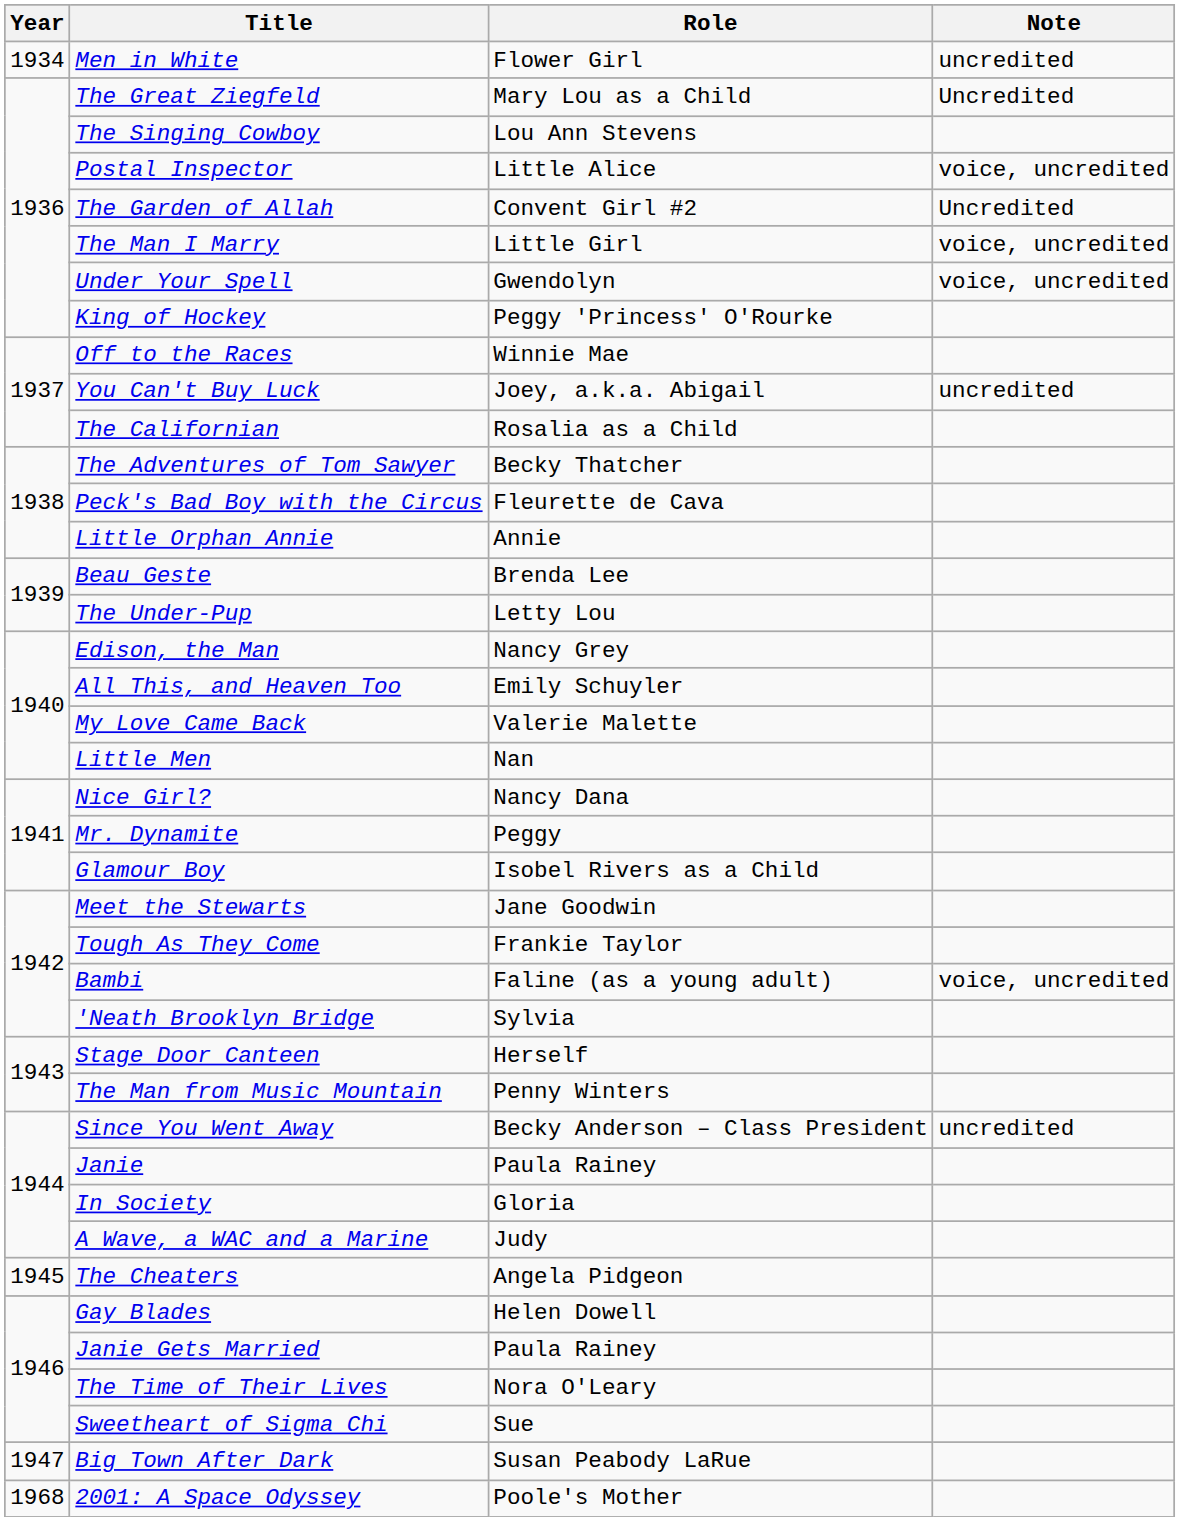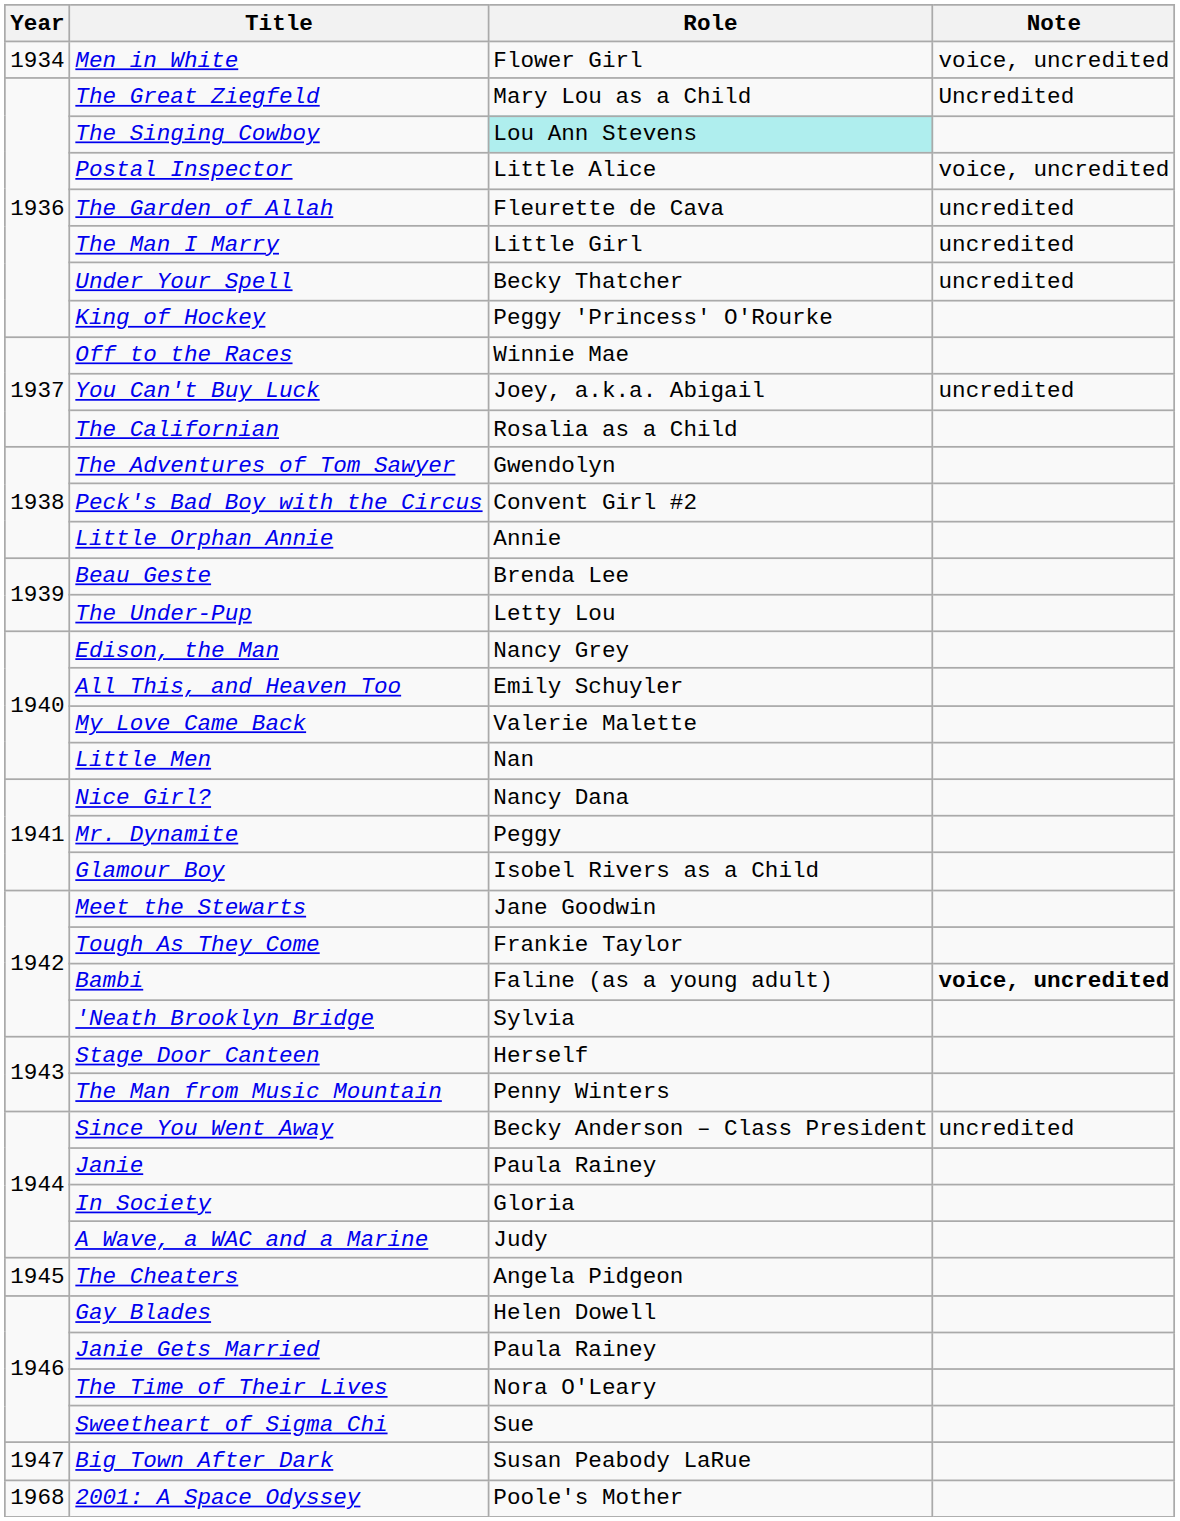(1006, 60) uncredited -> (1054, 60) voice, uncredited
(595, 134) no background -> (595, 134) paleturquoise background
(595, 208) Convent Girl #2 -> (609, 208) Fleurette de Cava
(1006, 208) Uncredited -> (1006, 208) uncredited
(1054, 245) voice, uncredited -> (1006, 245) uncredited
(554, 281) Gwendolyn -> (588, 281) Becky Thatcher
(1054, 281) voice, uncredited -> (1006, 281) uncredited
(588, 466) Becky Thatcher -> (554, 466) Gwendolyn
(609, 503) Fleurette de Cava -> (595, 503) Convent Girl #2
(1054, 982) normal -> (1054, 982) bold
